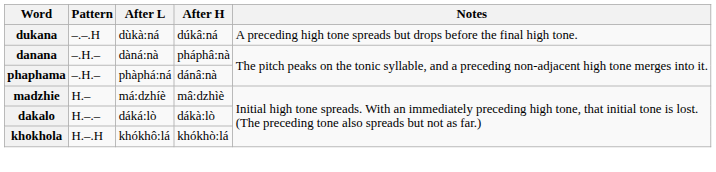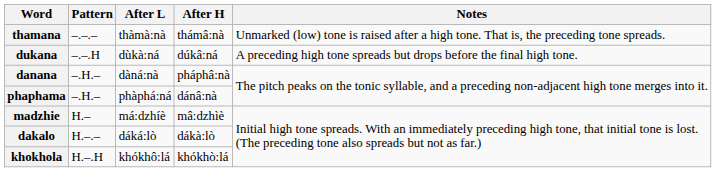+ row: (37, 34)
